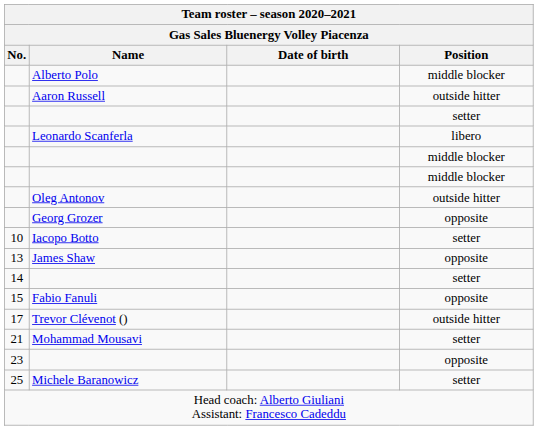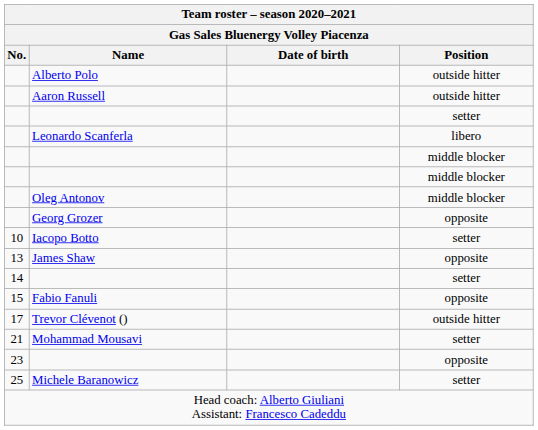(466, 75) middle blocker -> (466, 75) outside hitter
(466, 197) outside hitter -> (466, 197) middle blocker
